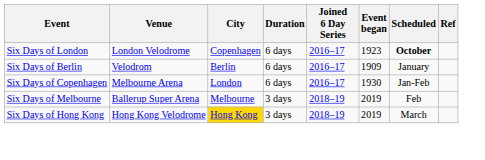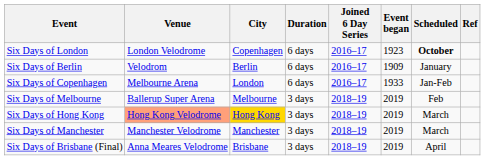(371, 83) 1930 -> (393, 83) 1933
(159, 115) no background -> (174, 115) lightsalmon background
+ row: (55, 131)
+ row: (65, 147)
